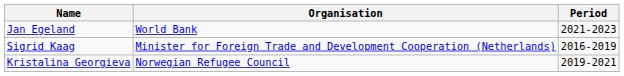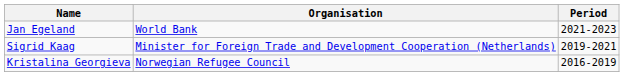(589, 46) 2016-2019 -> (589, 46) 2019-2021
(589, 63) 2019-2021 -> (589, 63) 2016-2019
